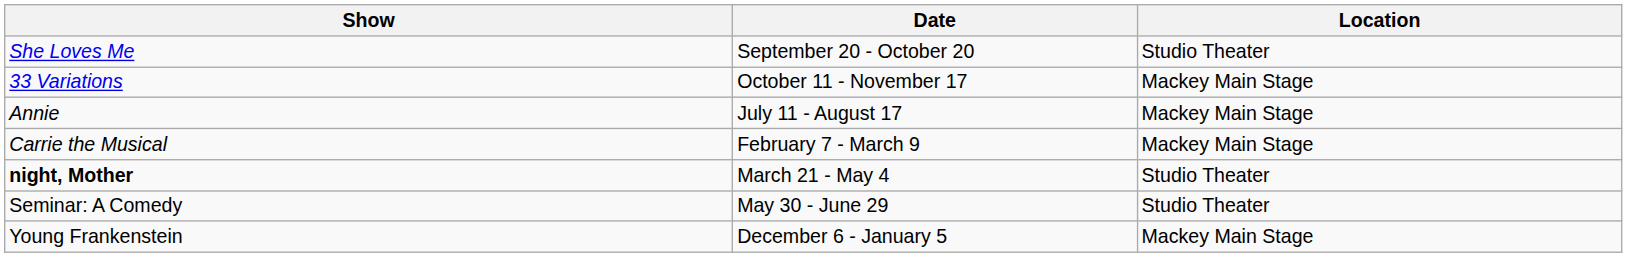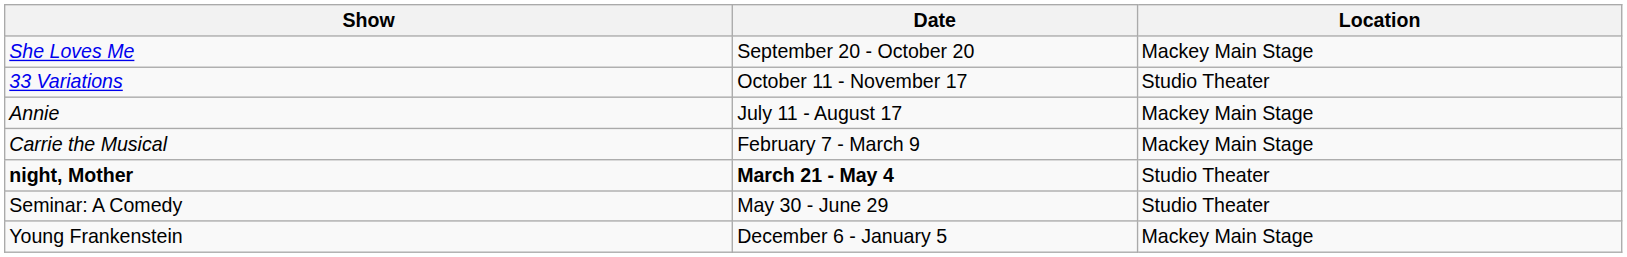(1206, 51) Studio Theater -> (1227, 51) Mackey Main Stage
(1227, 82) Mackey Main Stage -> (1206, 82) Studio Theater
(813, 175) normal -> (815, 175) bold
